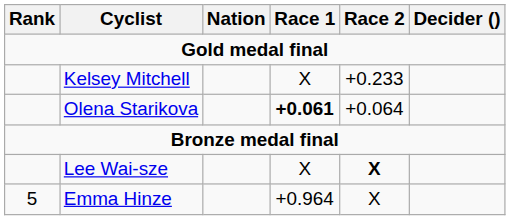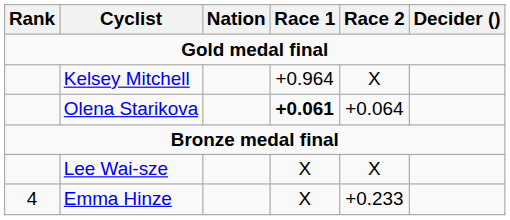(305, 79) X -> (305, 79) +0.964
(374, 79) +0.233 -> (374, 79) X
(374, 169) bold -> (374, 169) normal
(32, 199) 5 -> (32, 199) 4
(305, 199) +0.964 -> (305, 199) X
(374, 199) X -> (374, 199) +0.233
